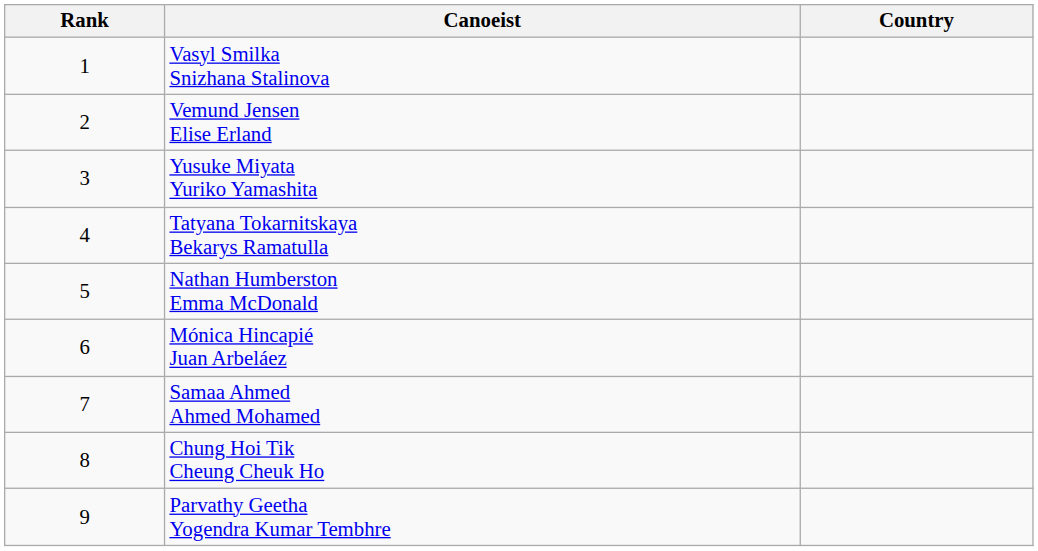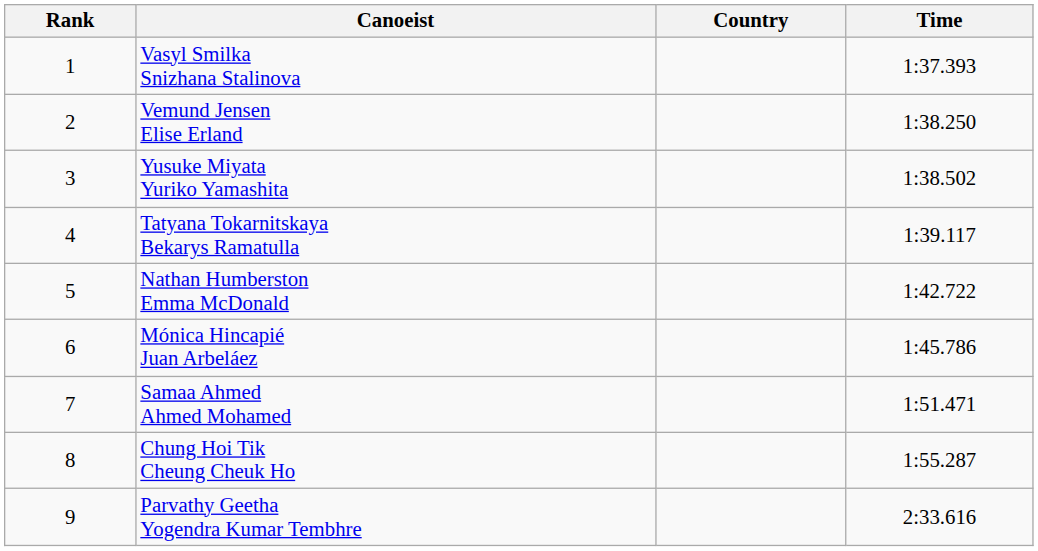+ column: (940, 20)
